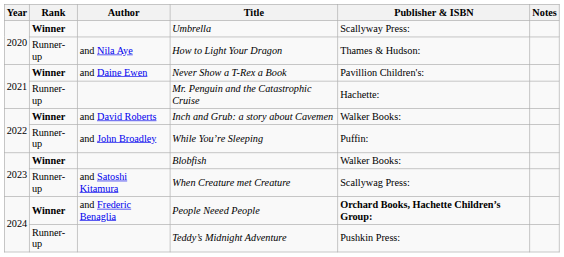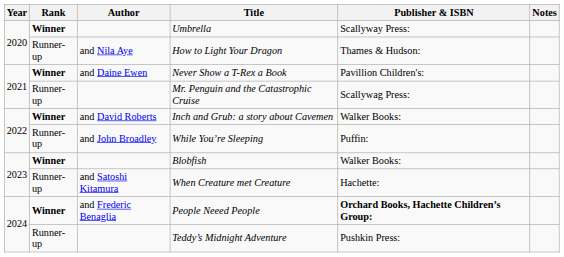(360, 94) Hachette: -> (375, 94) Scallywag Press:
(375, 182) Scallywag Press: -> (360, 182) Hachette:
